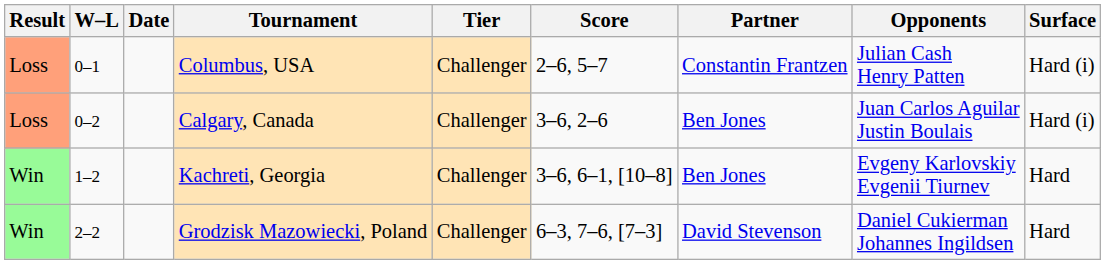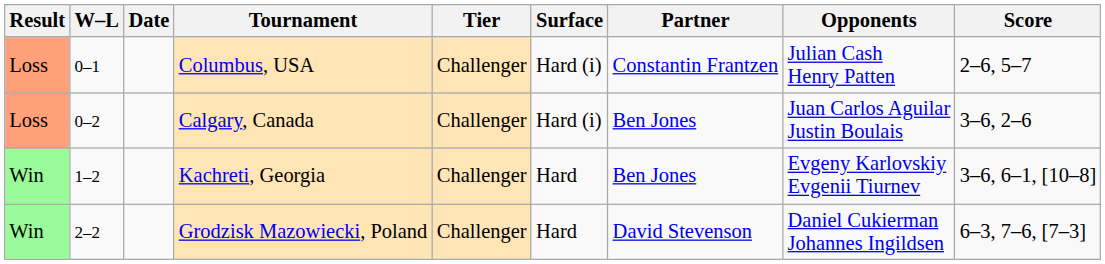columns swapped: (1063, 20) <-> (604, 20)
